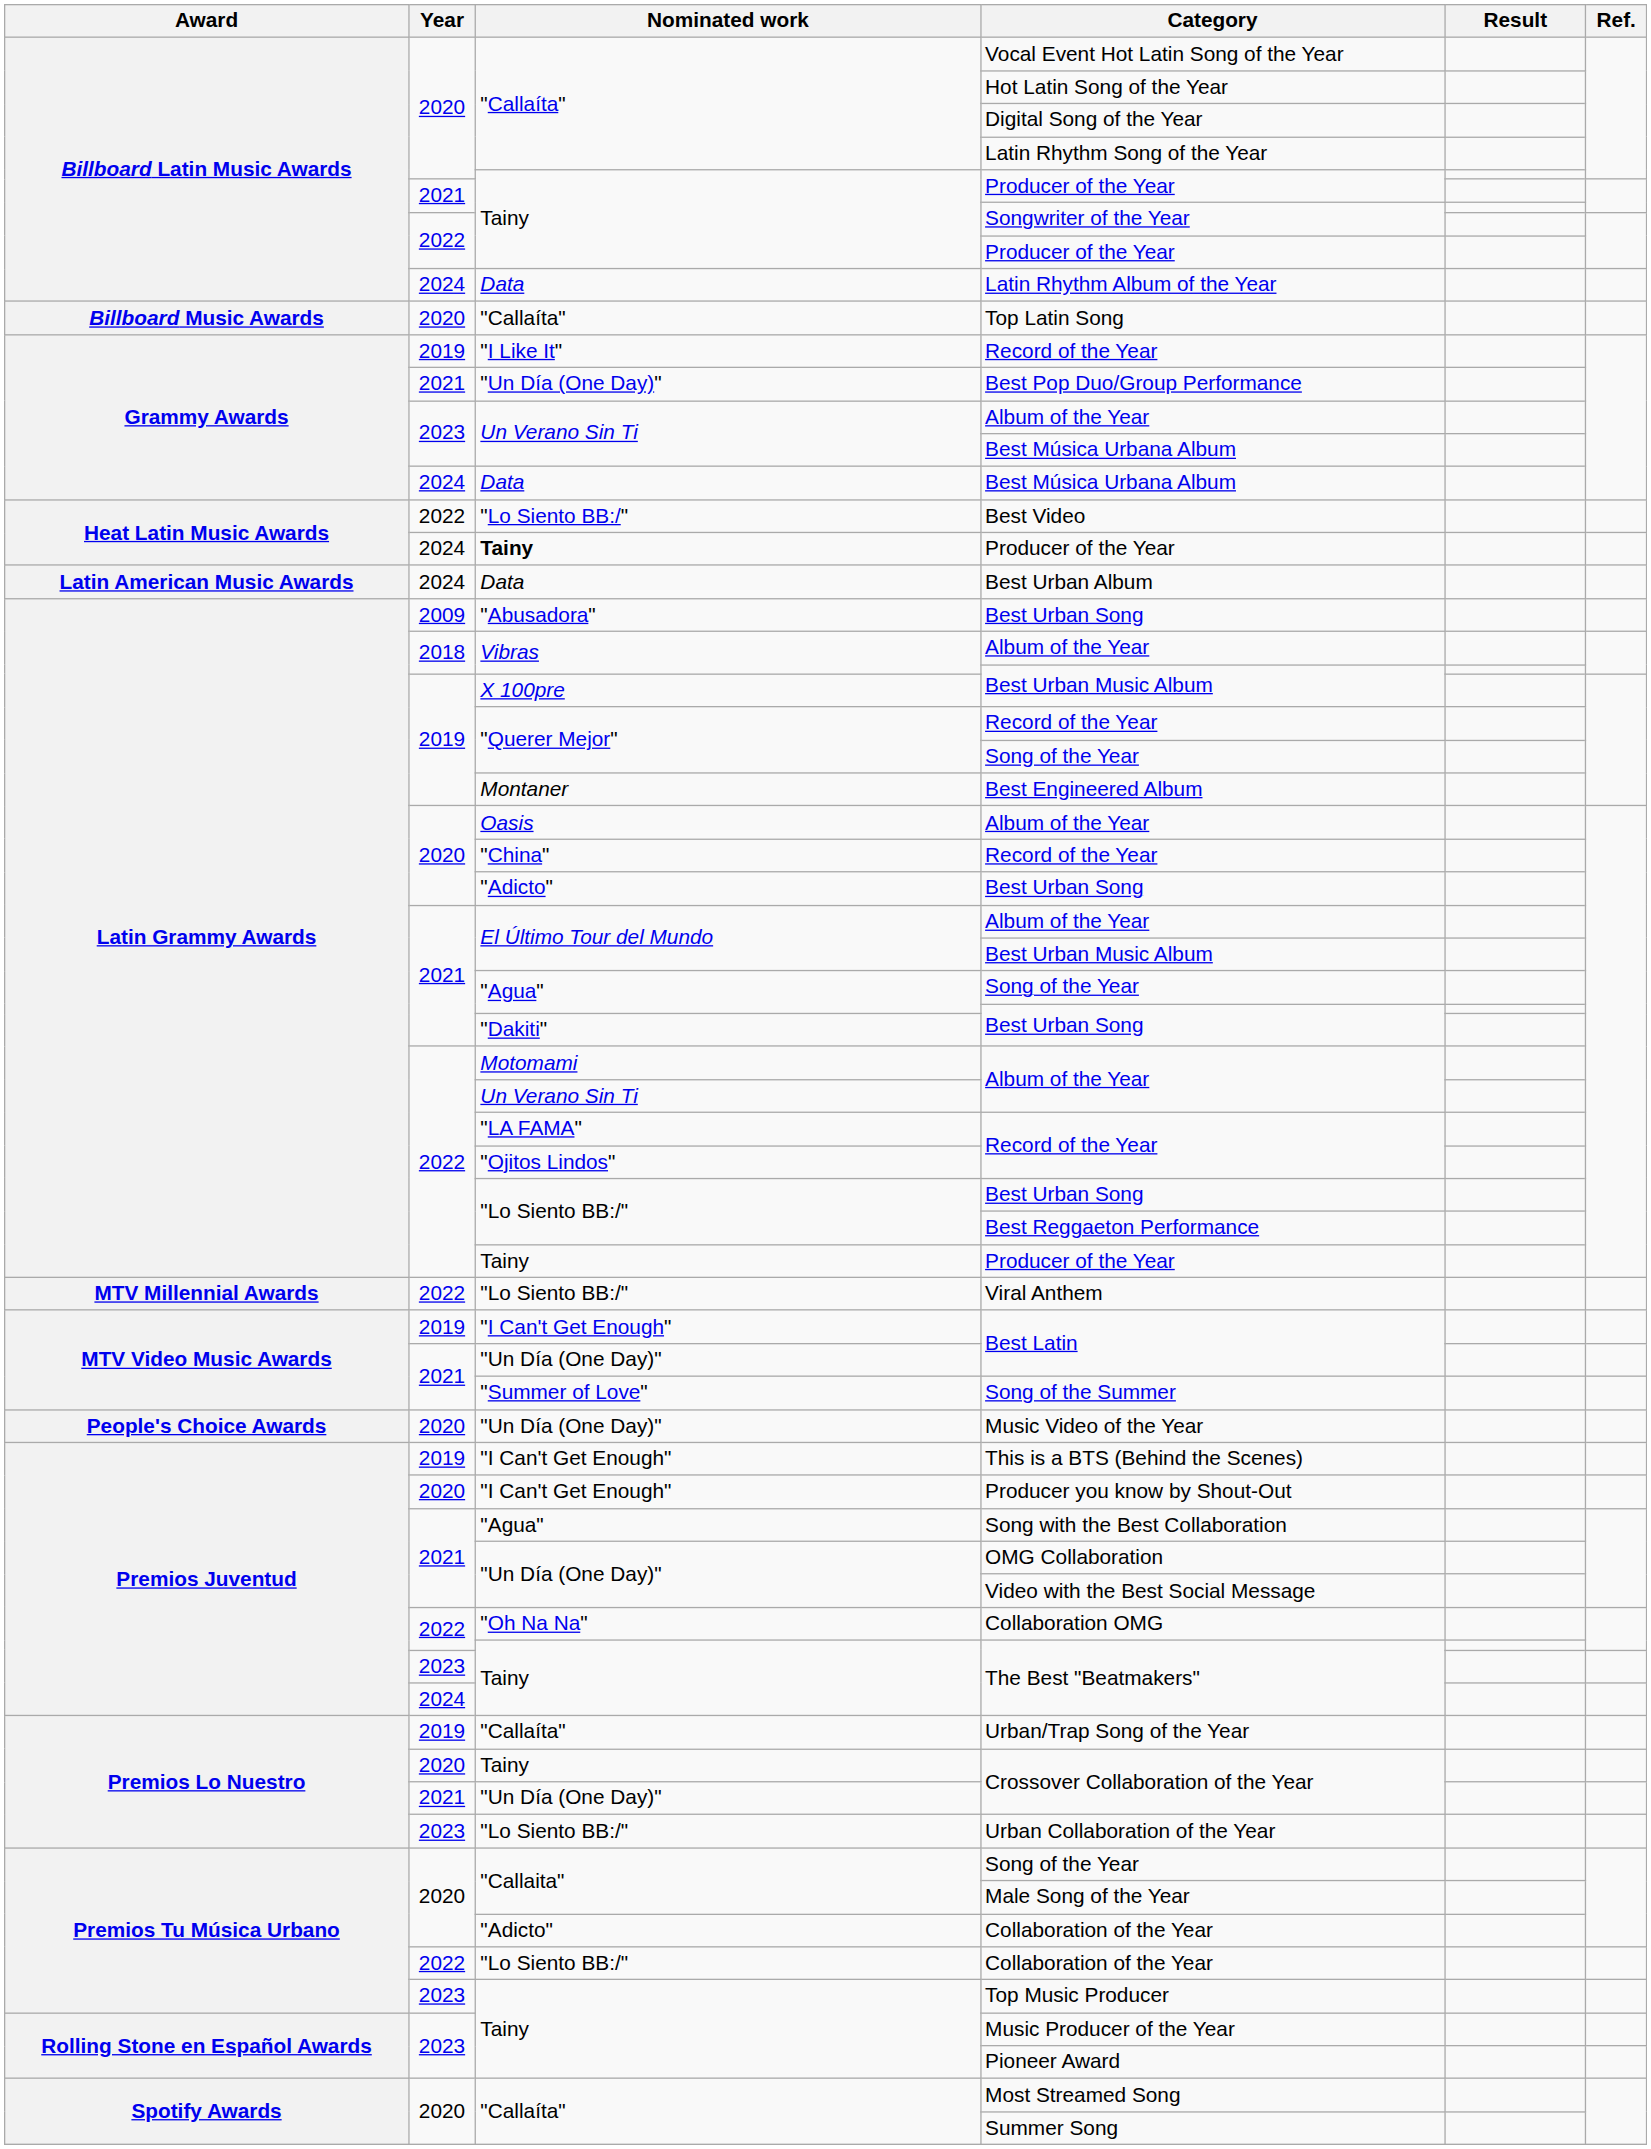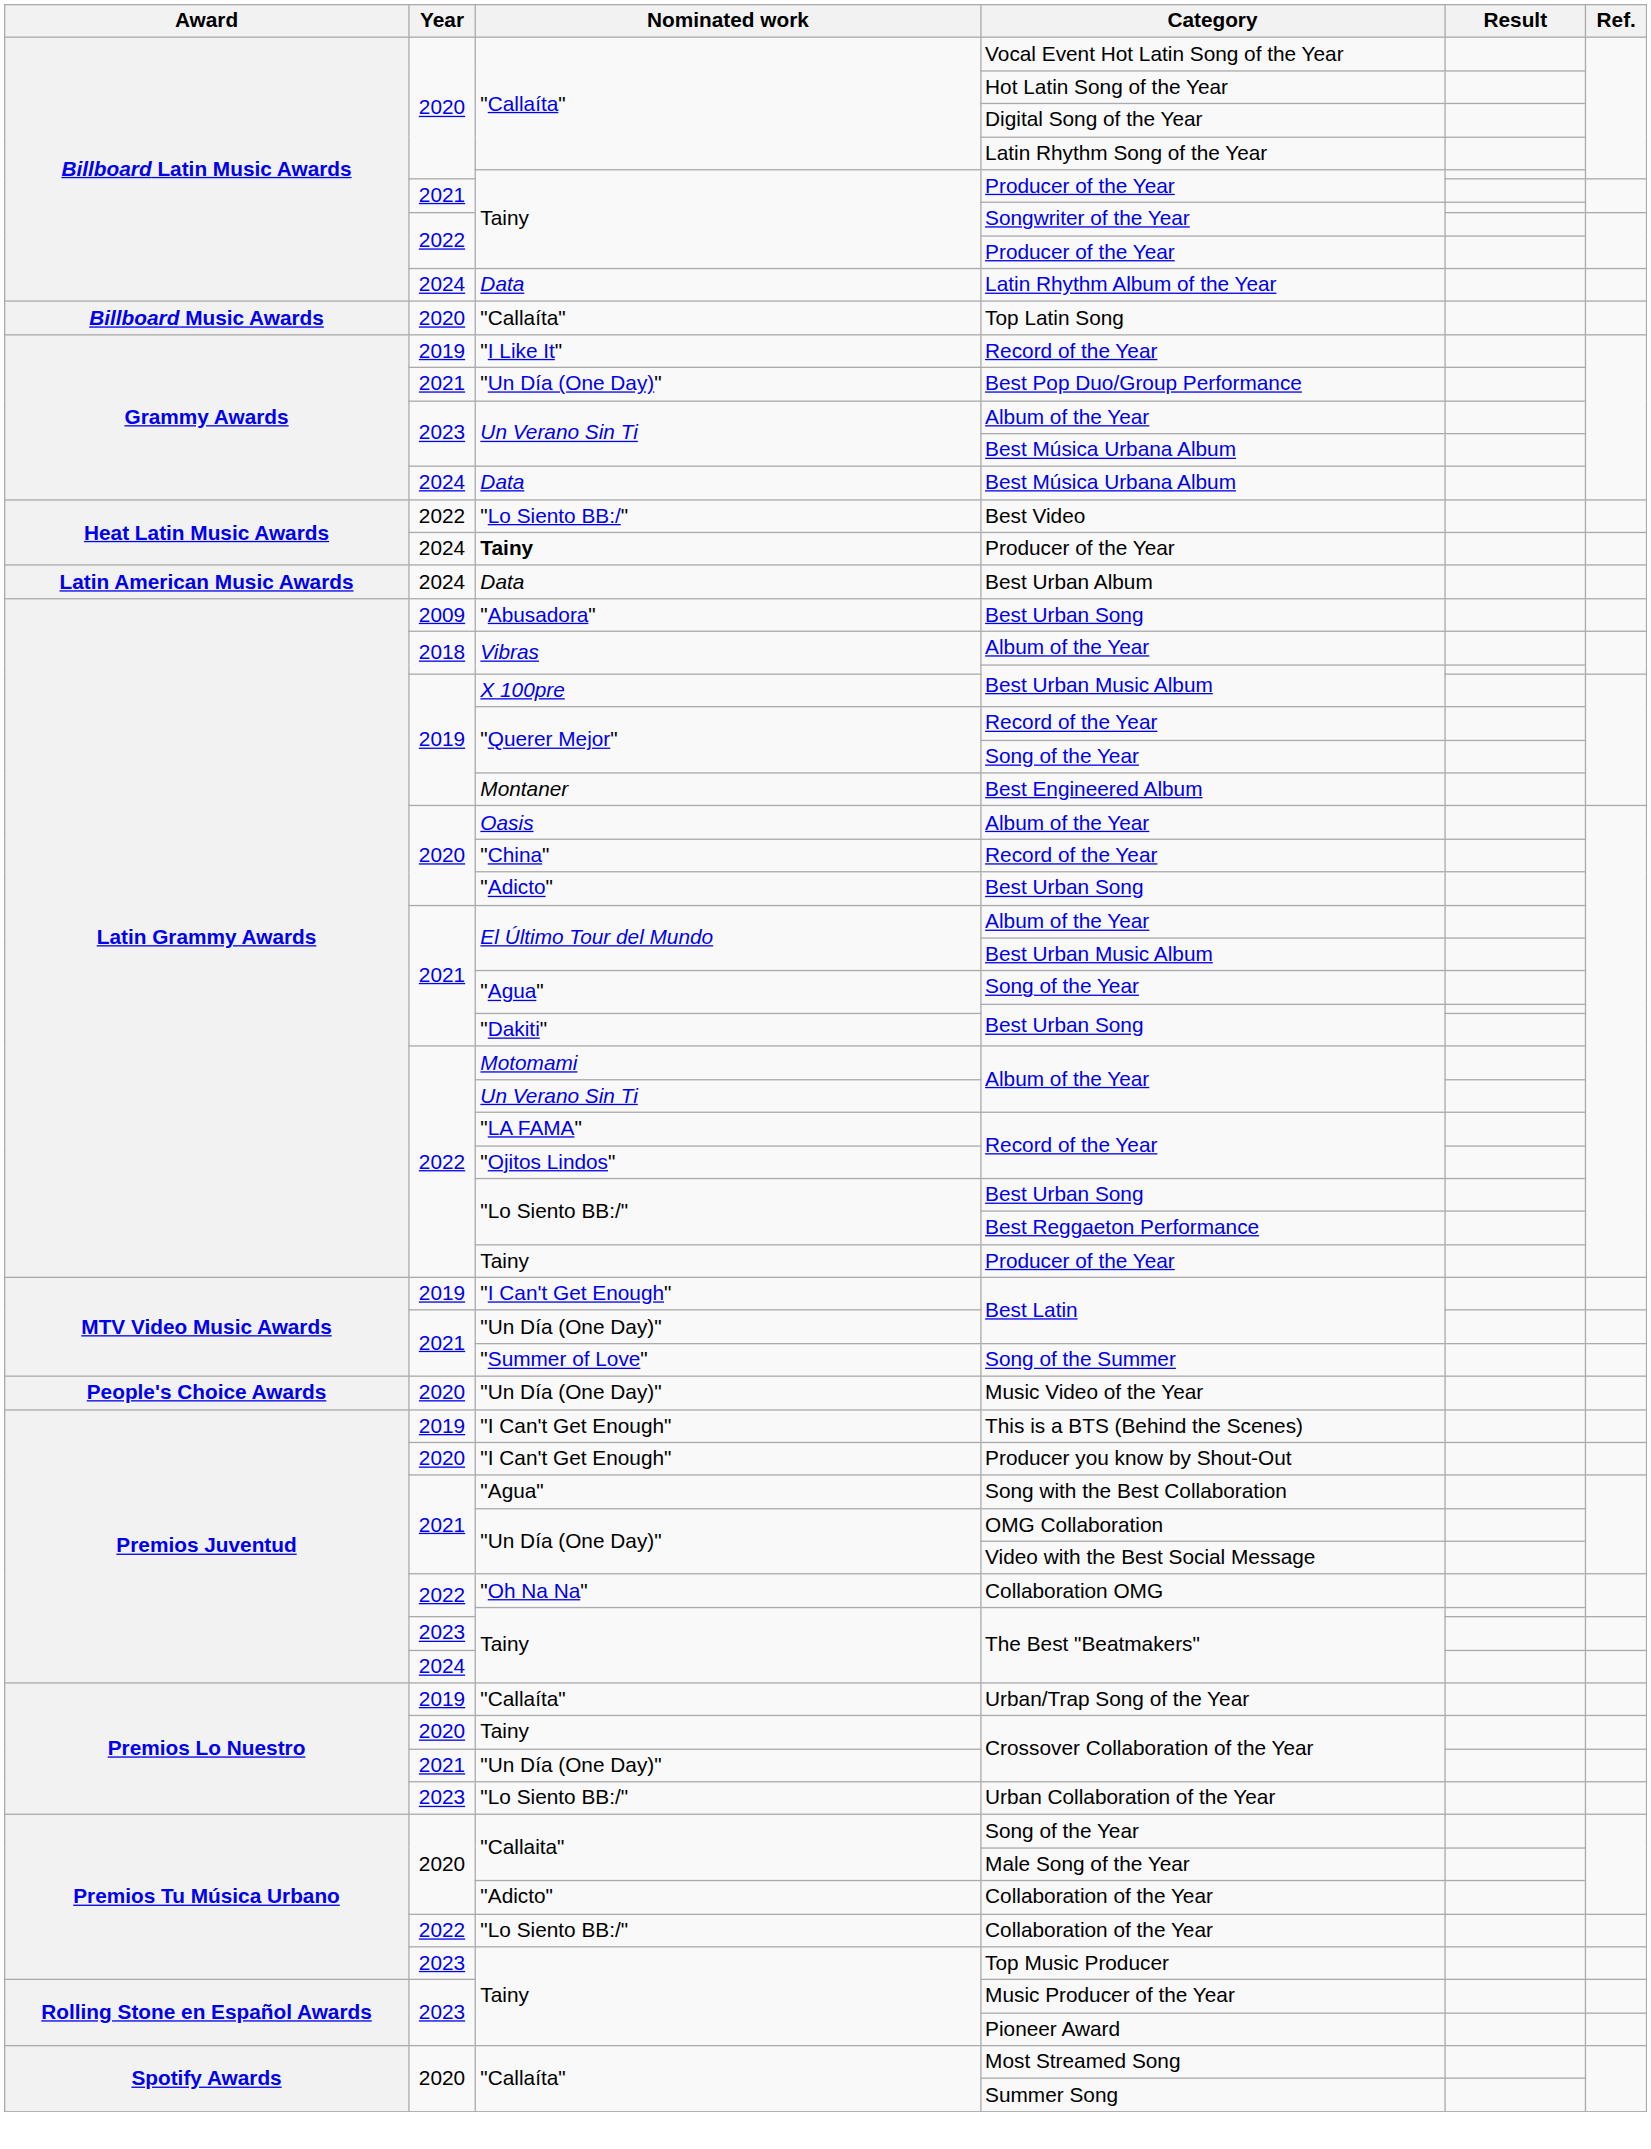- row: (442, 1293)
